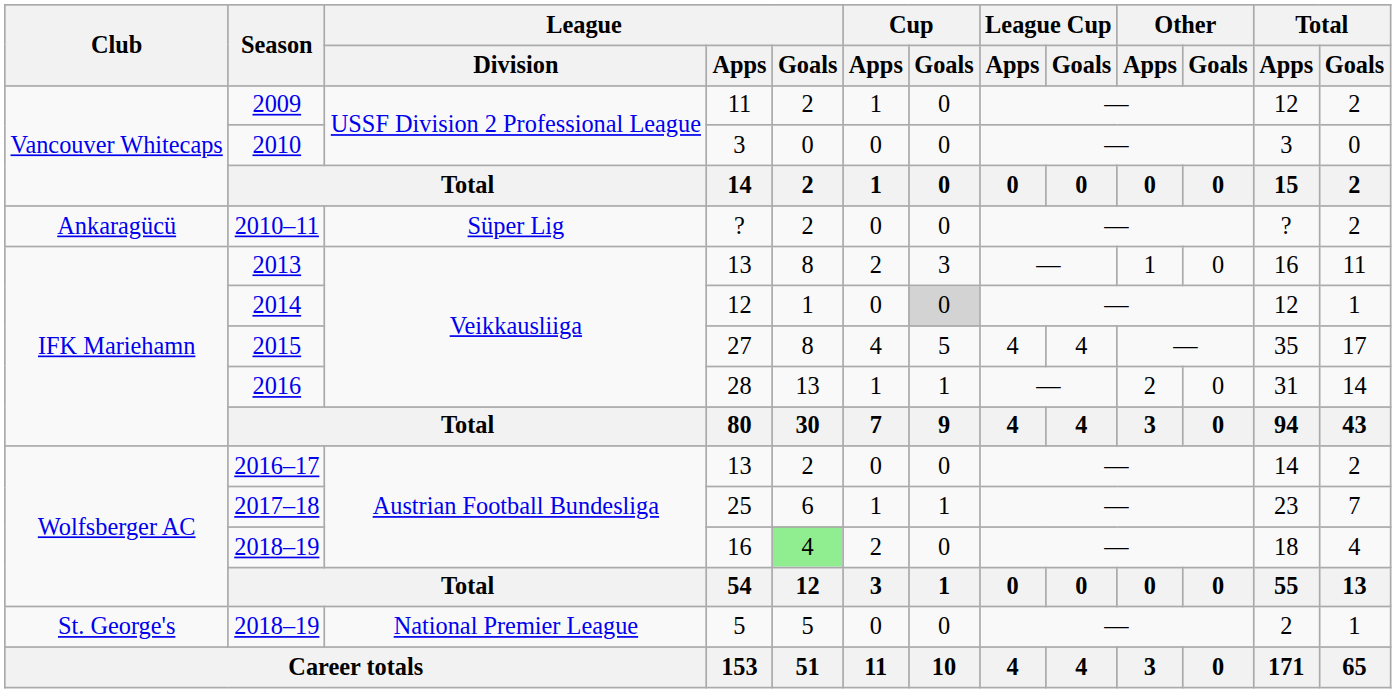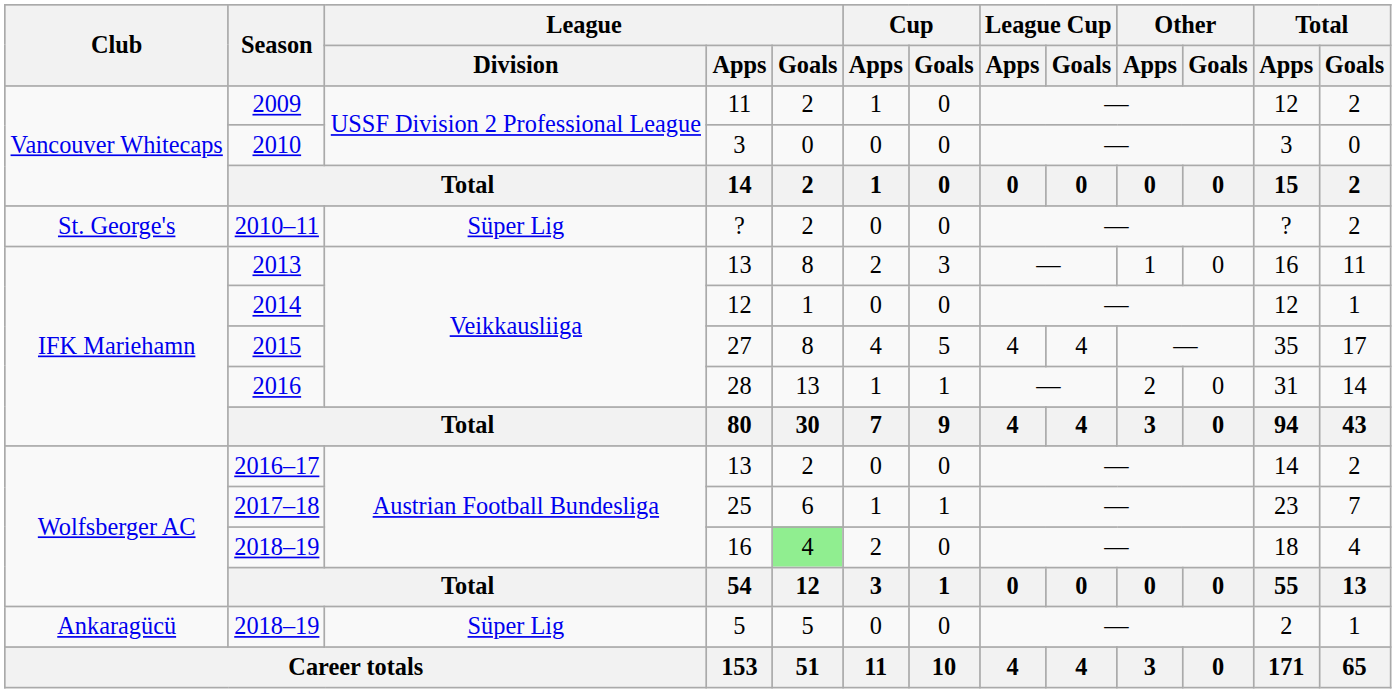(117, 225) Ankaragücü -> (117, 225) St. George's
(944, 305) lightgrey background -> (944, 305) no background
(117, 627) St. George's -> (117, 627) Ankaragücü
(516, 627) National Premier League -> (516, 627) Süper Lig
